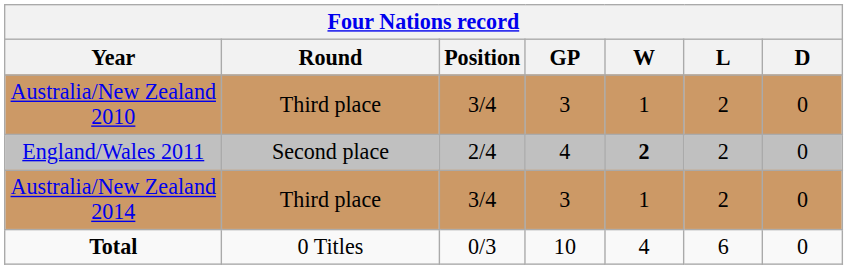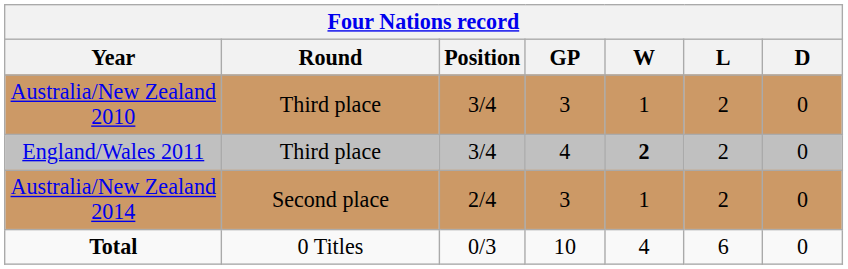(330, 151) Second place -> (330, 151) Third place
(482, 151) 2/4 -> (482, 151) 3/4
(330, 199) Third place -> (330, 199) Second place
(482, 199) 3/4 -> (482, 199) 2/4
